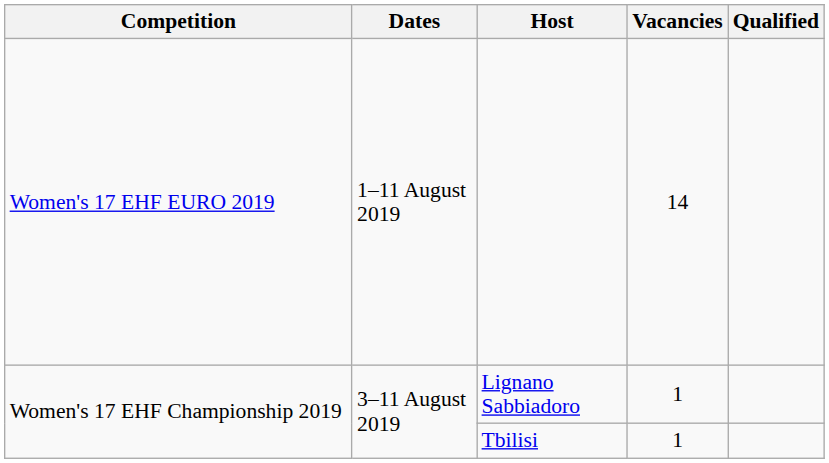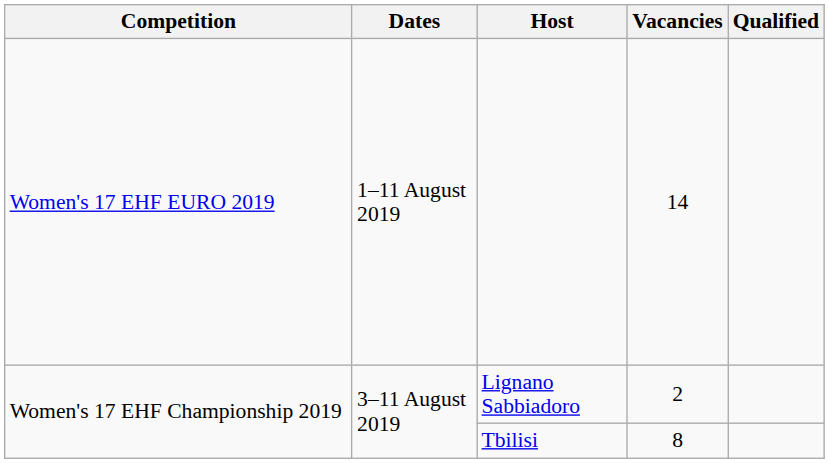(678, 393) 1 -> (678, 393) 2
(678, 440) 1 -> (678, 440) 8
